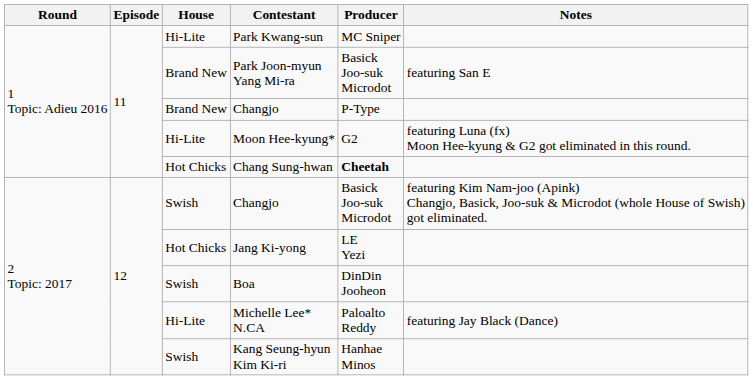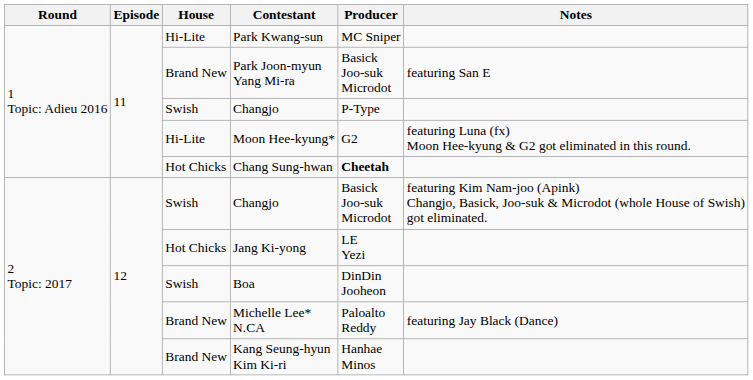(196, 109) Brand New -> (182, 109) Swish
(185, 320) Hi-Lite -> (196, 320) Brand New
(182, 356) Swish -> (196, 356) Brand New
